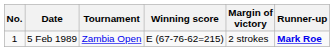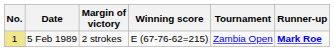columns swapped: (112, 18) <-> (251, 18)
(15, 39) no background -> (15, 39) khaki background
